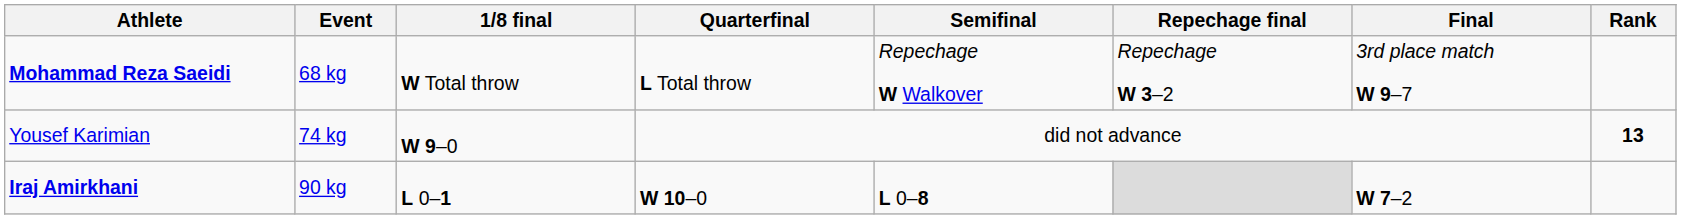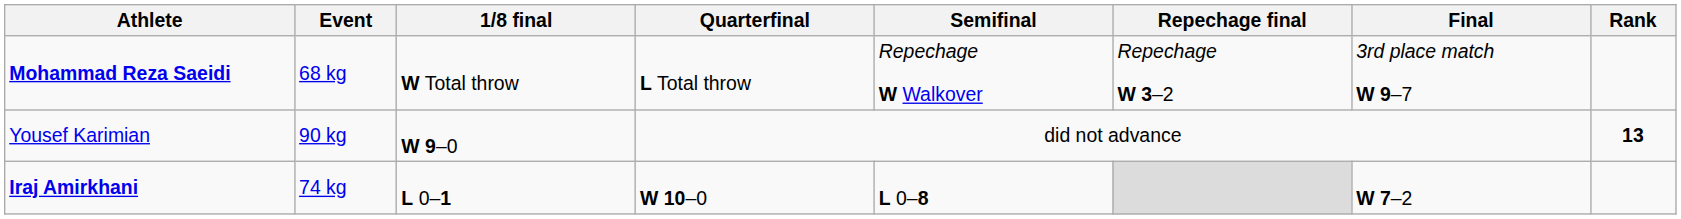(323, 136) 74 kg -> (323, 136) 90 kg
(323, 188) 90 kg -> (323, 188) 74 kg
